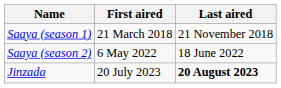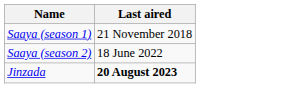- column: (135, 14)
